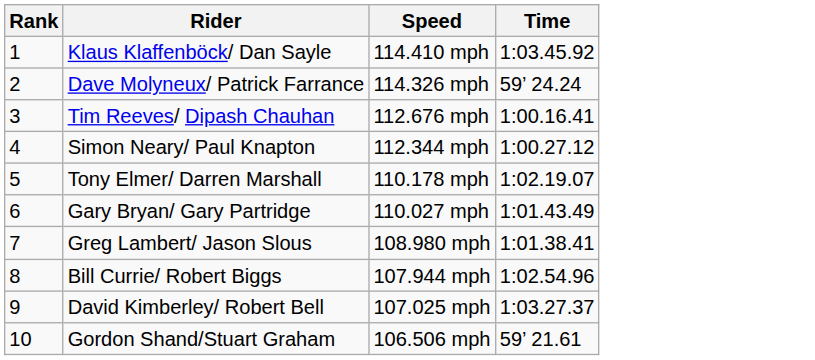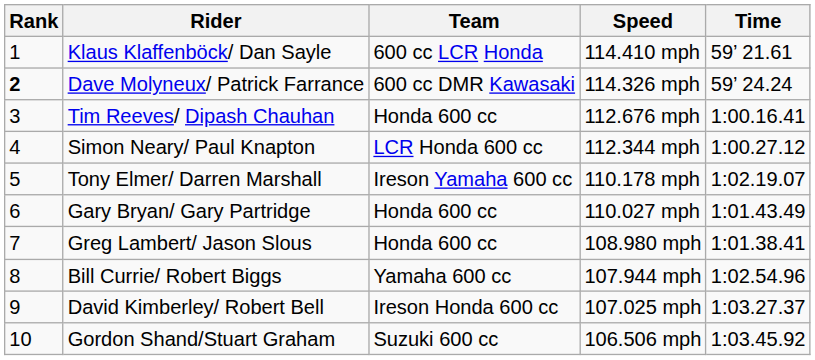+ column: (474, 21)
(547, 52) 1:03.45.92 -> (752, 52) 59’ 21.61
(15, 84) normal -> (15, 84) bold
(541, 338) 59’ 21.61 -> (758, 338) 1:03.45.92
